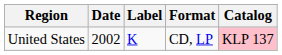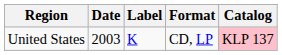(106, 38) 2002 -> (106, 38) 2003
